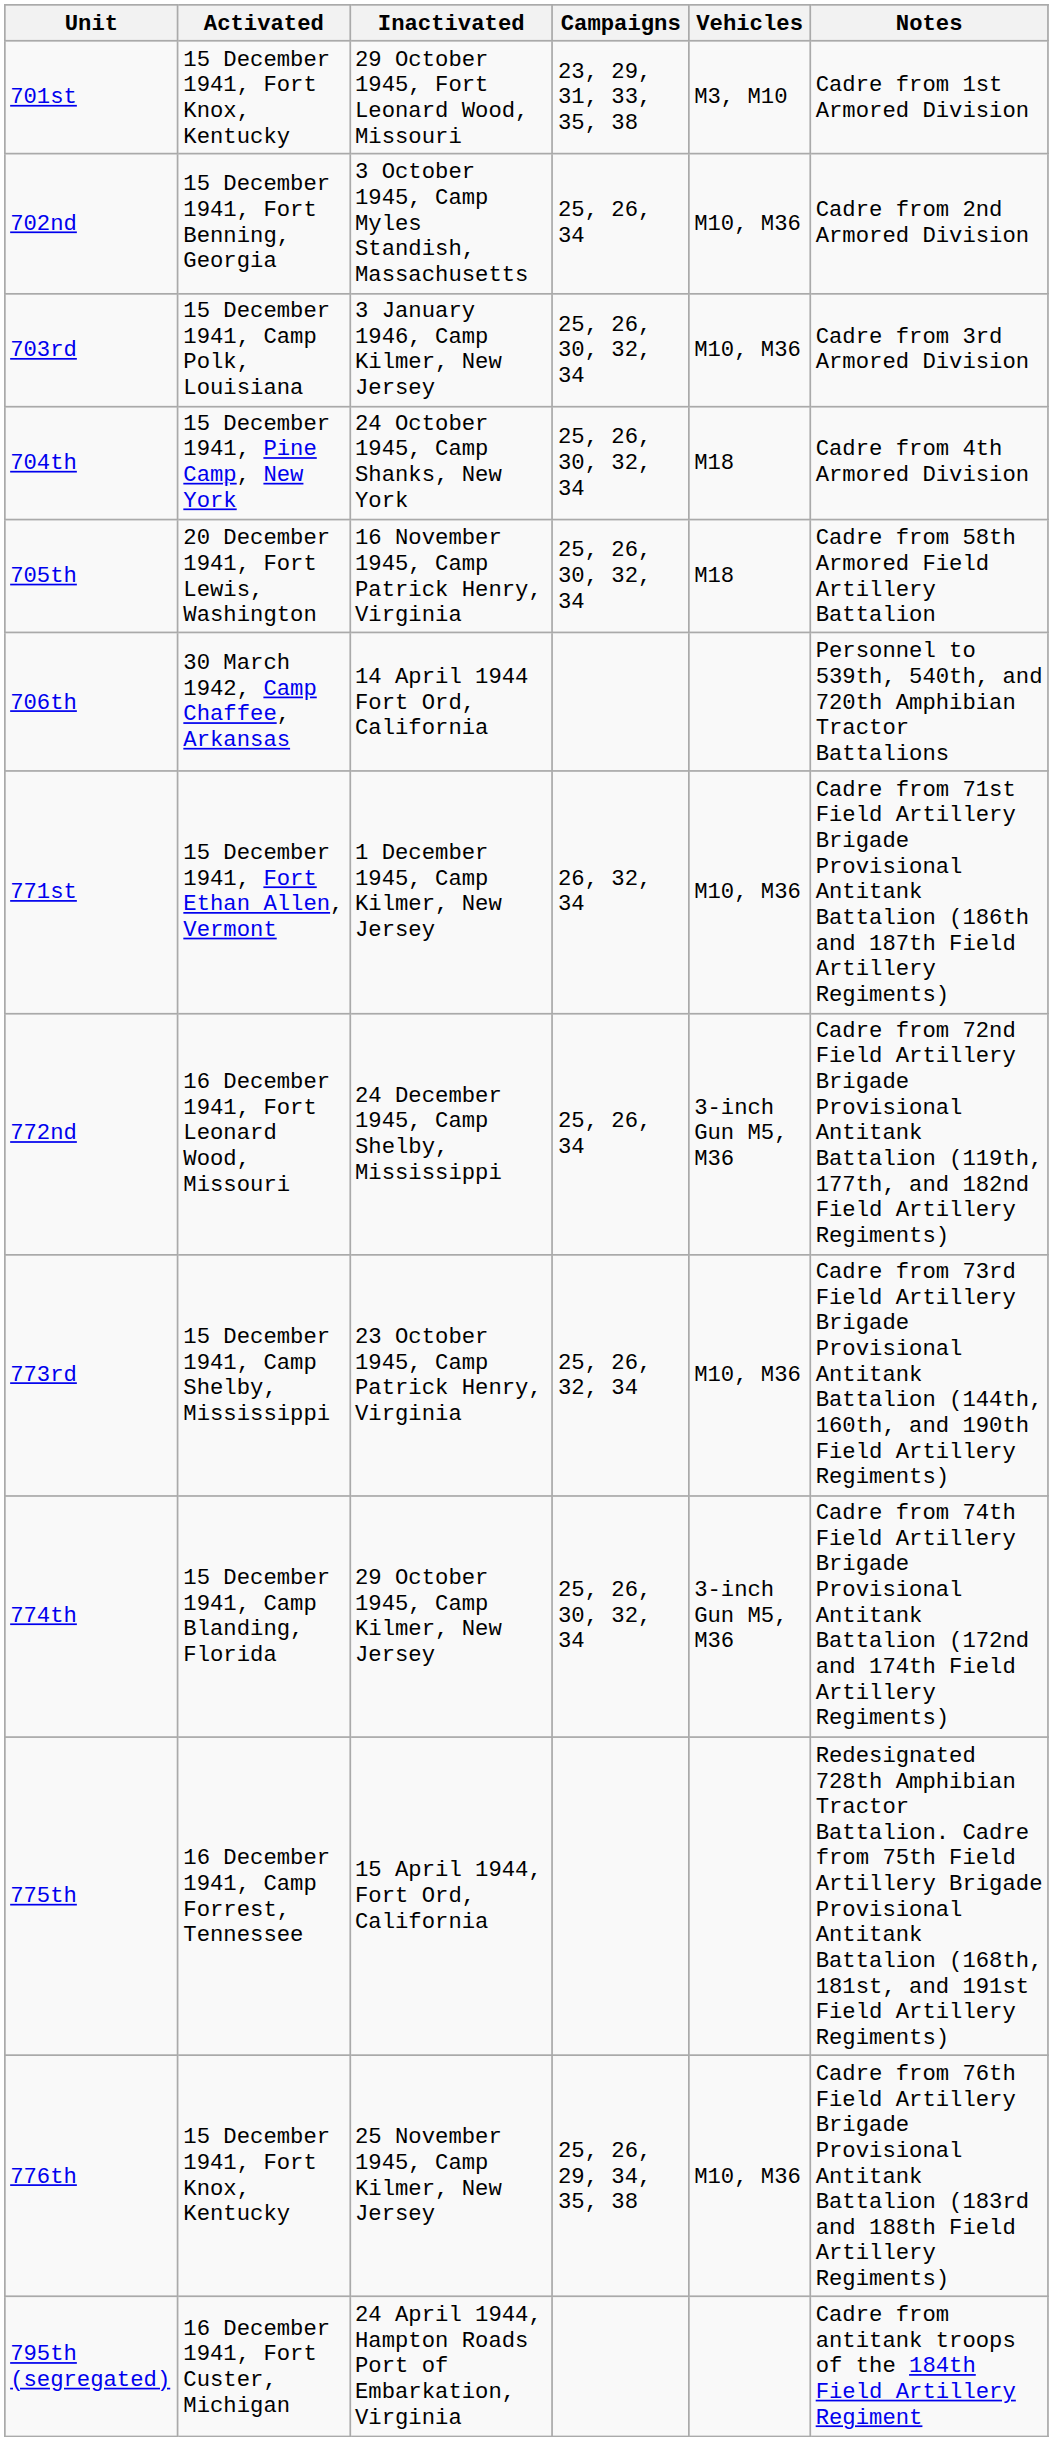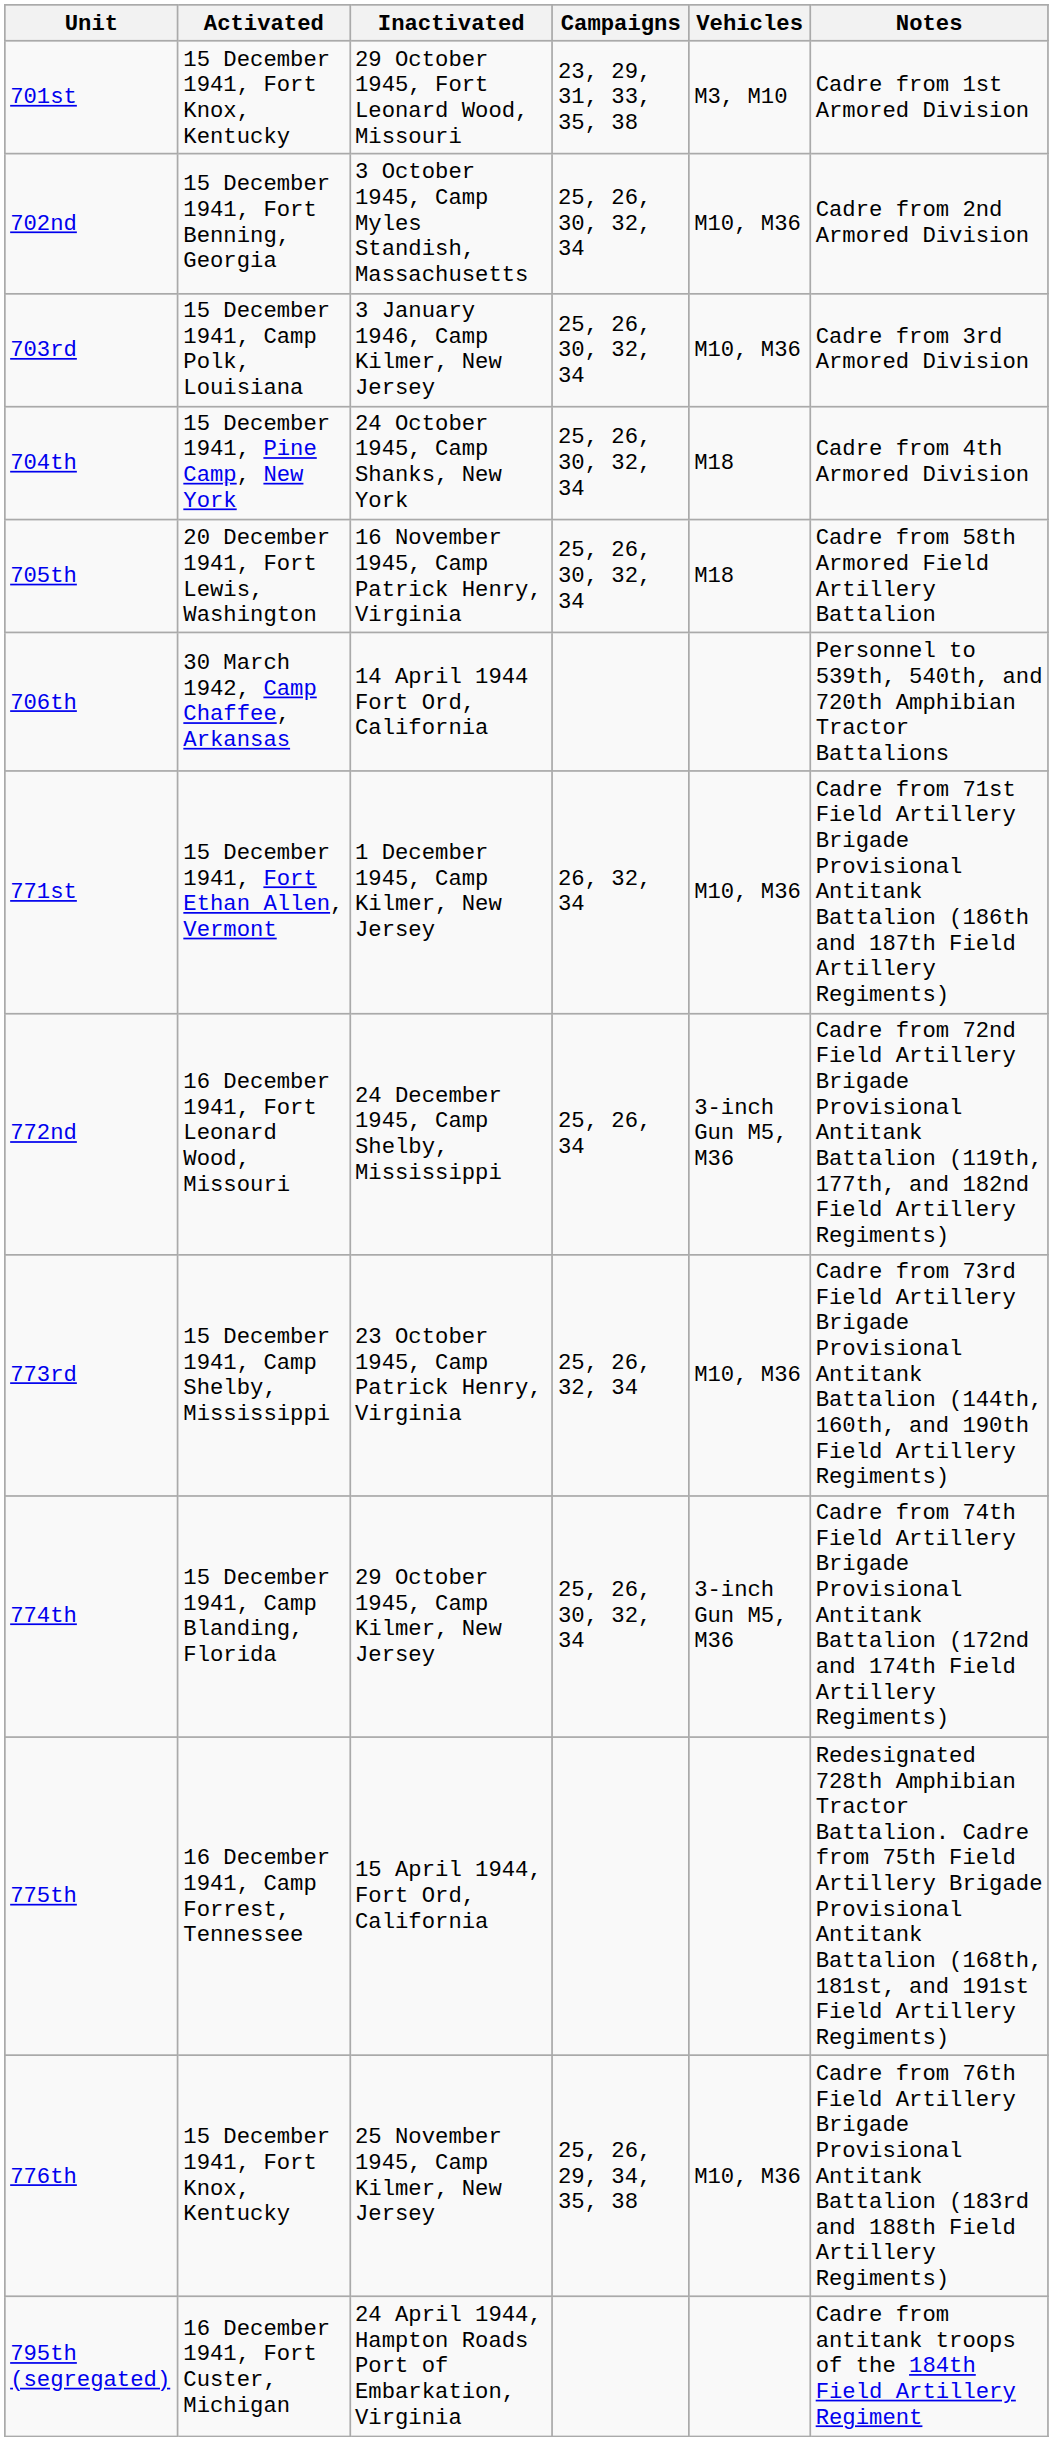(605, 224) 25, 26, 34 -> (605, 224) 25, 26, 30, 32, 34
